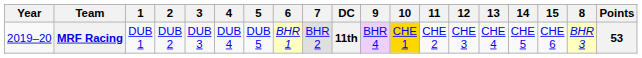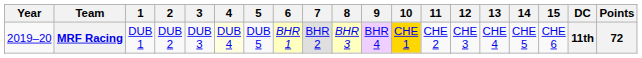columns swapped: (582, 13) <-> (346, 13)
(229, 37) no background -> (229, 37) lightyellow background
(617, 37) 53 -> (617, 37) 72
